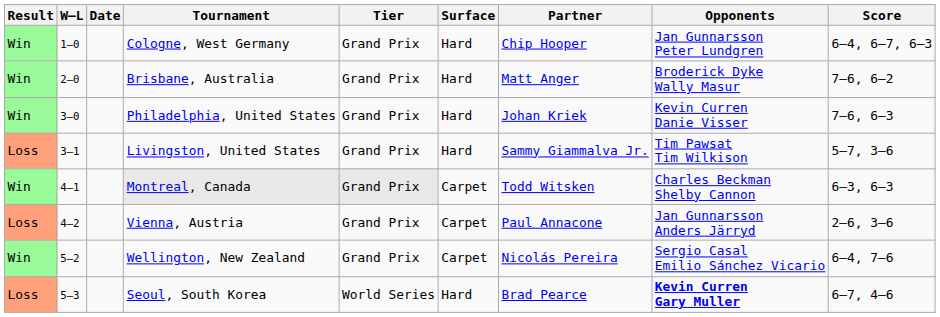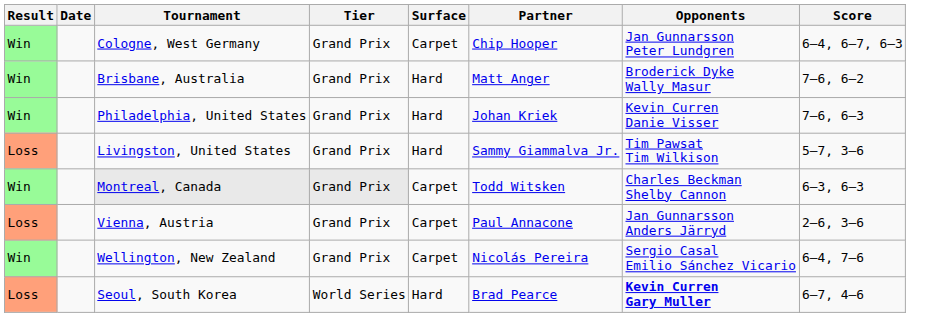- column: (72, 15)
(457, 43) Hard -> (435, 43) Carpet
